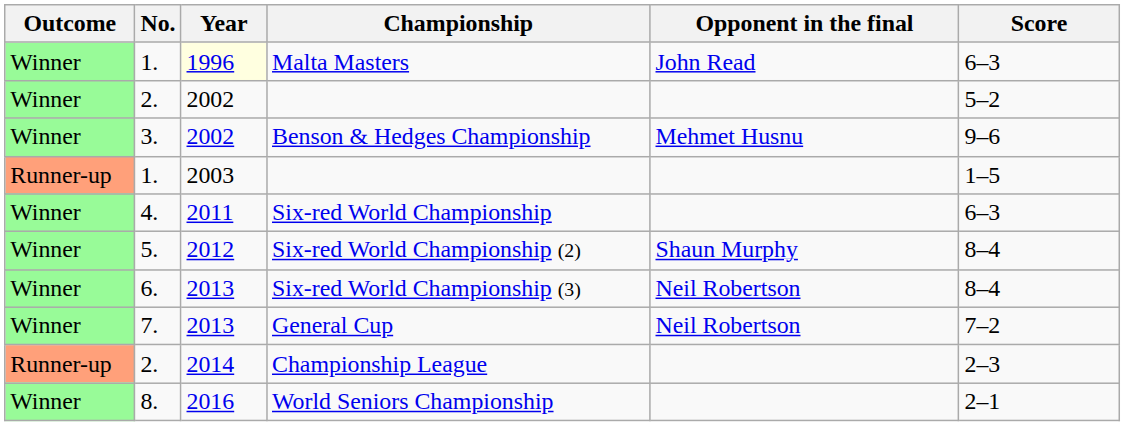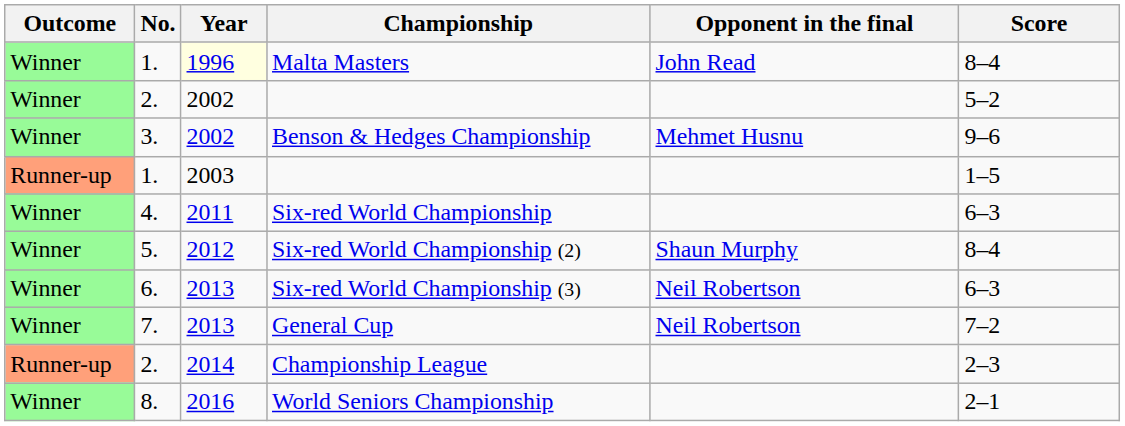(982, 61) 6–3 -> (982, 61) 8–4
(982, 288) 8–4 -> (982, 288) 6–3
